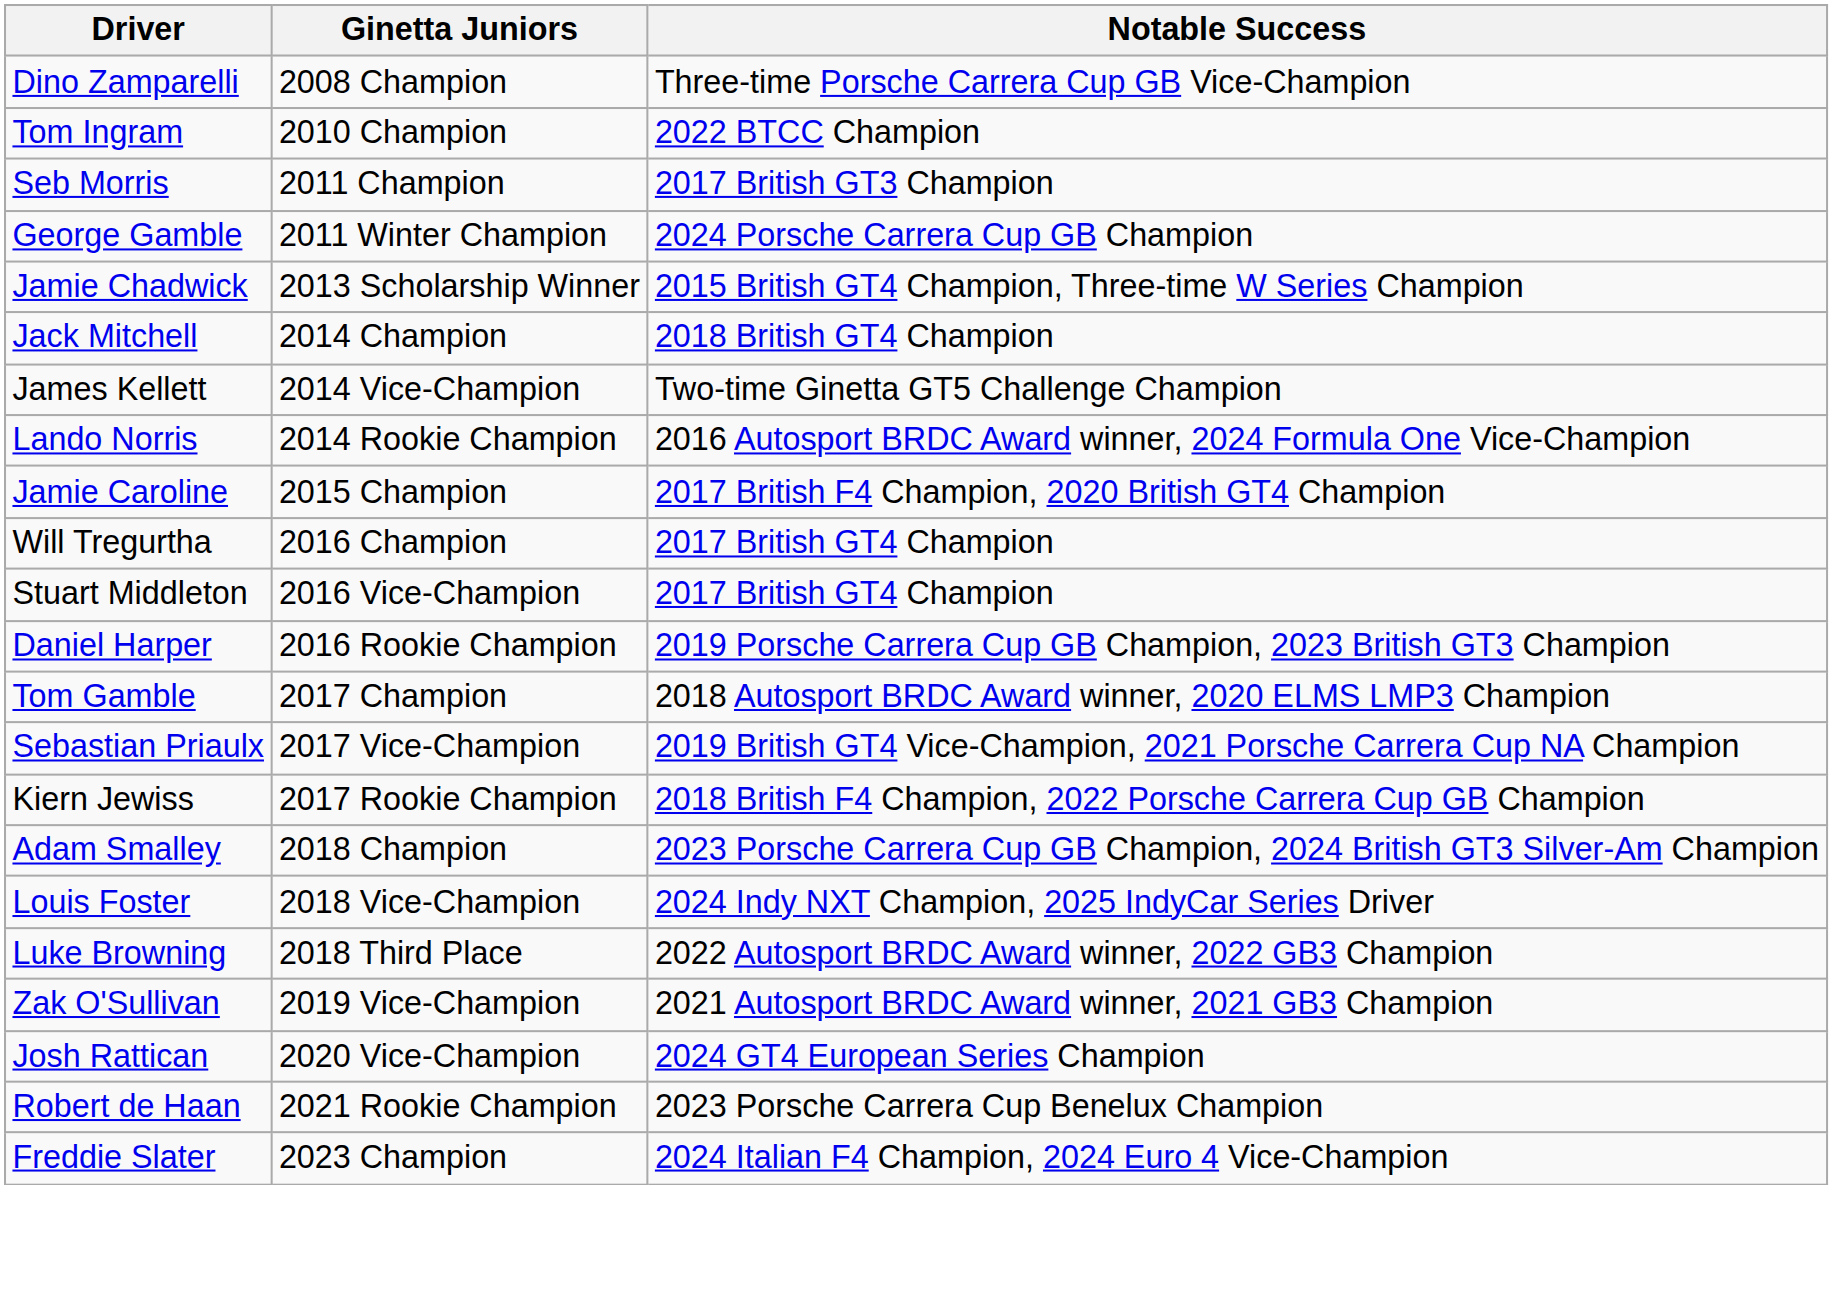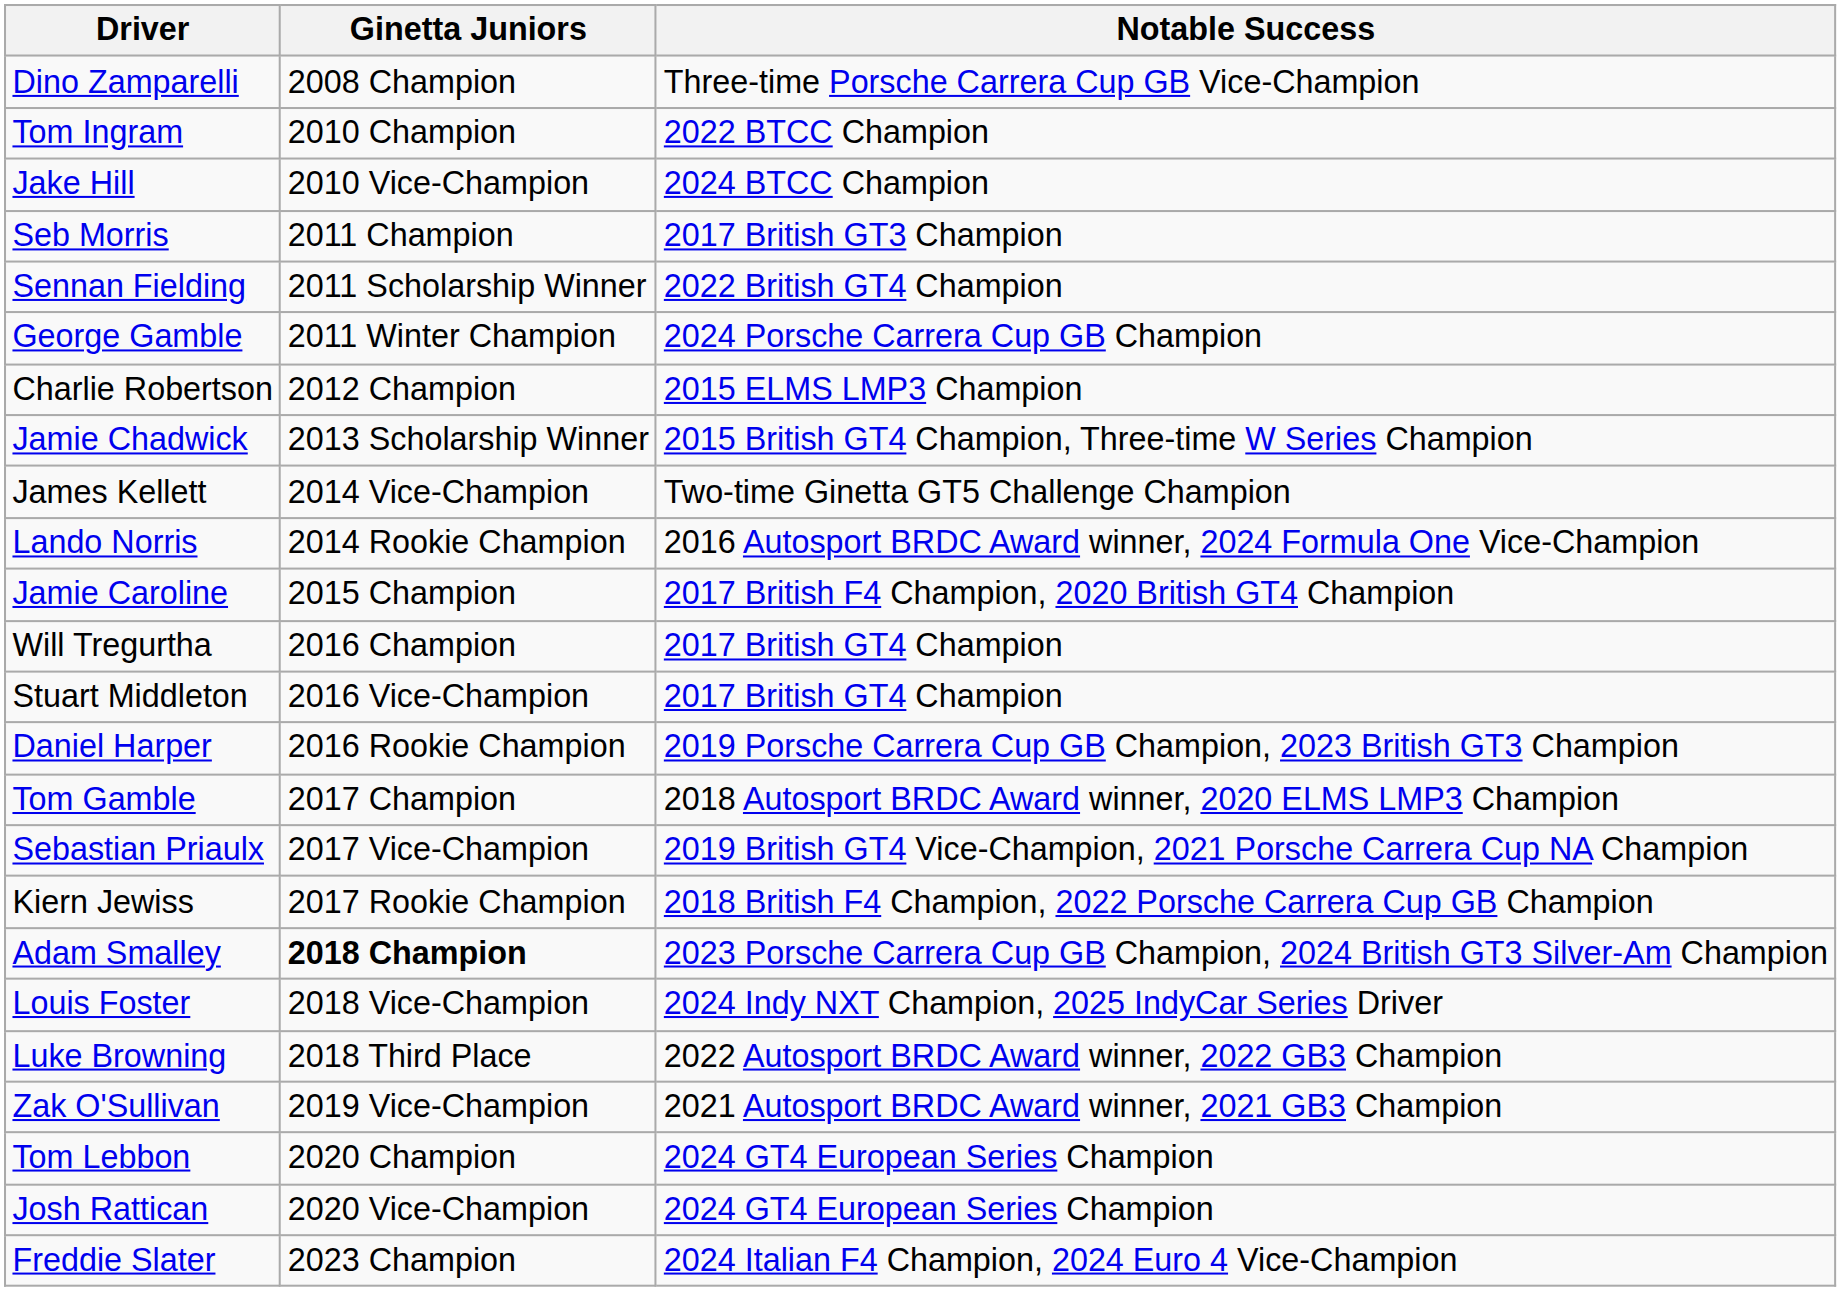+ row: (74, 183)
+ row: (129, 286)
+ row: (143, 388)
- row: (105, 337)
(393, 850) normal -> (407, 952) bold
+ row: (101, 1157)
- row: (127, 1106)
